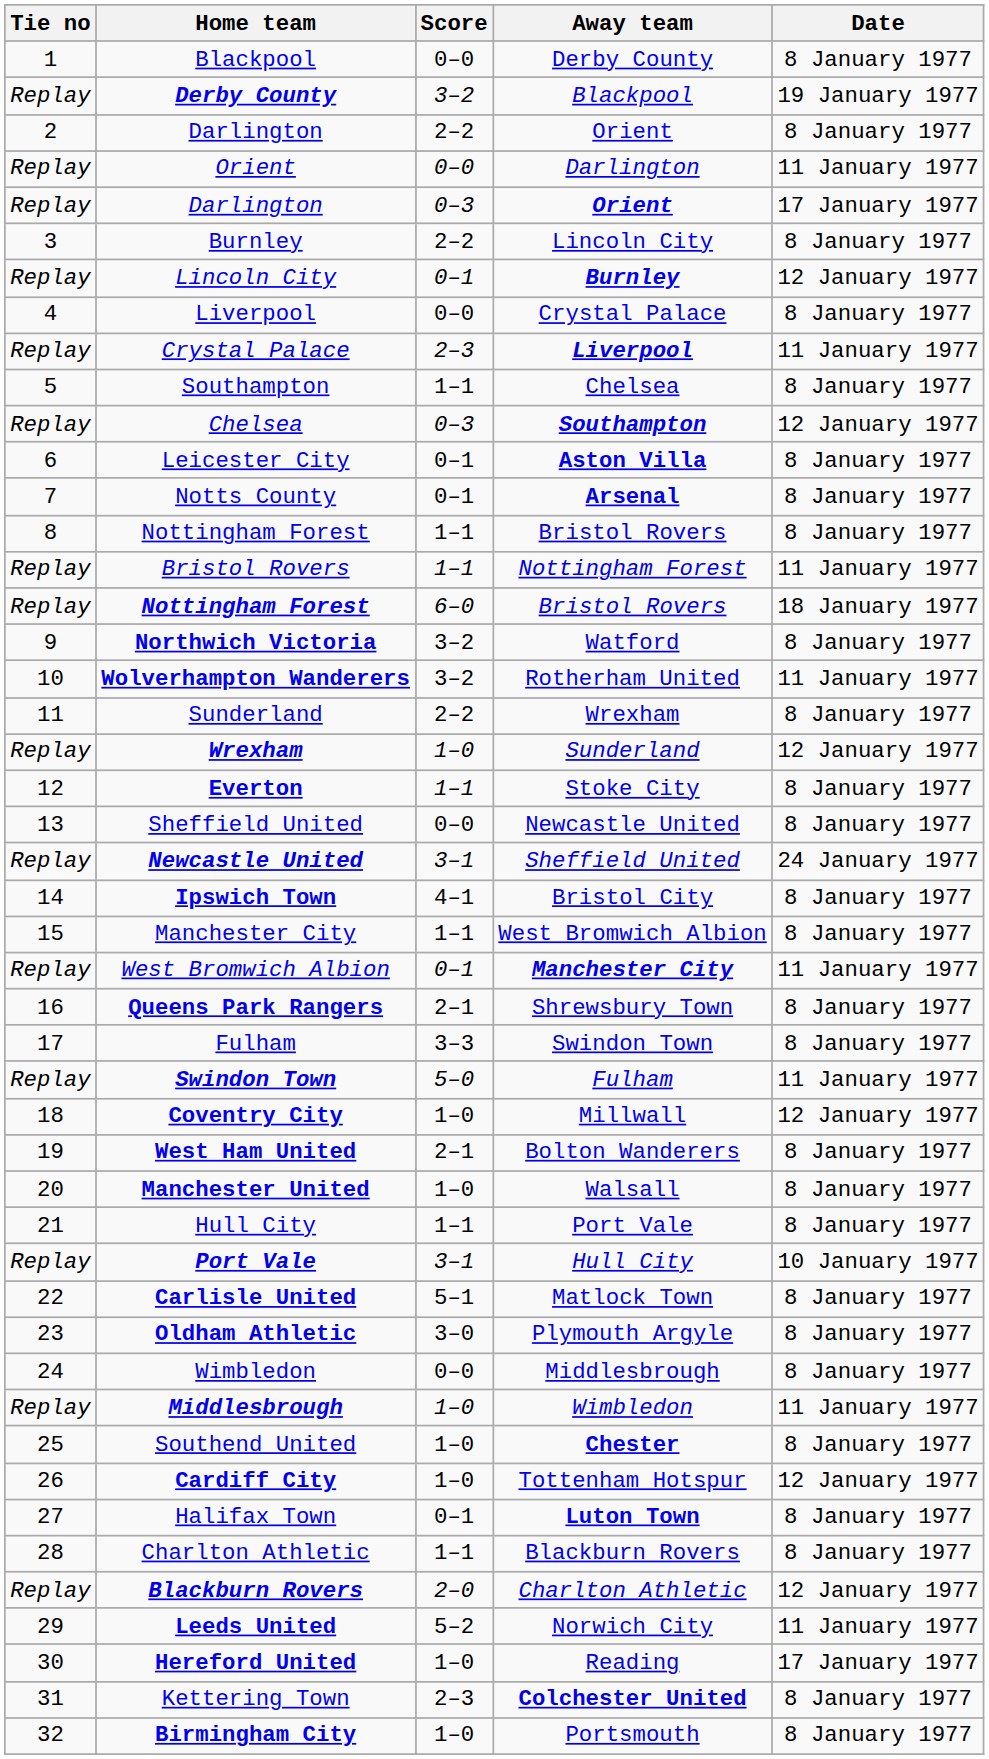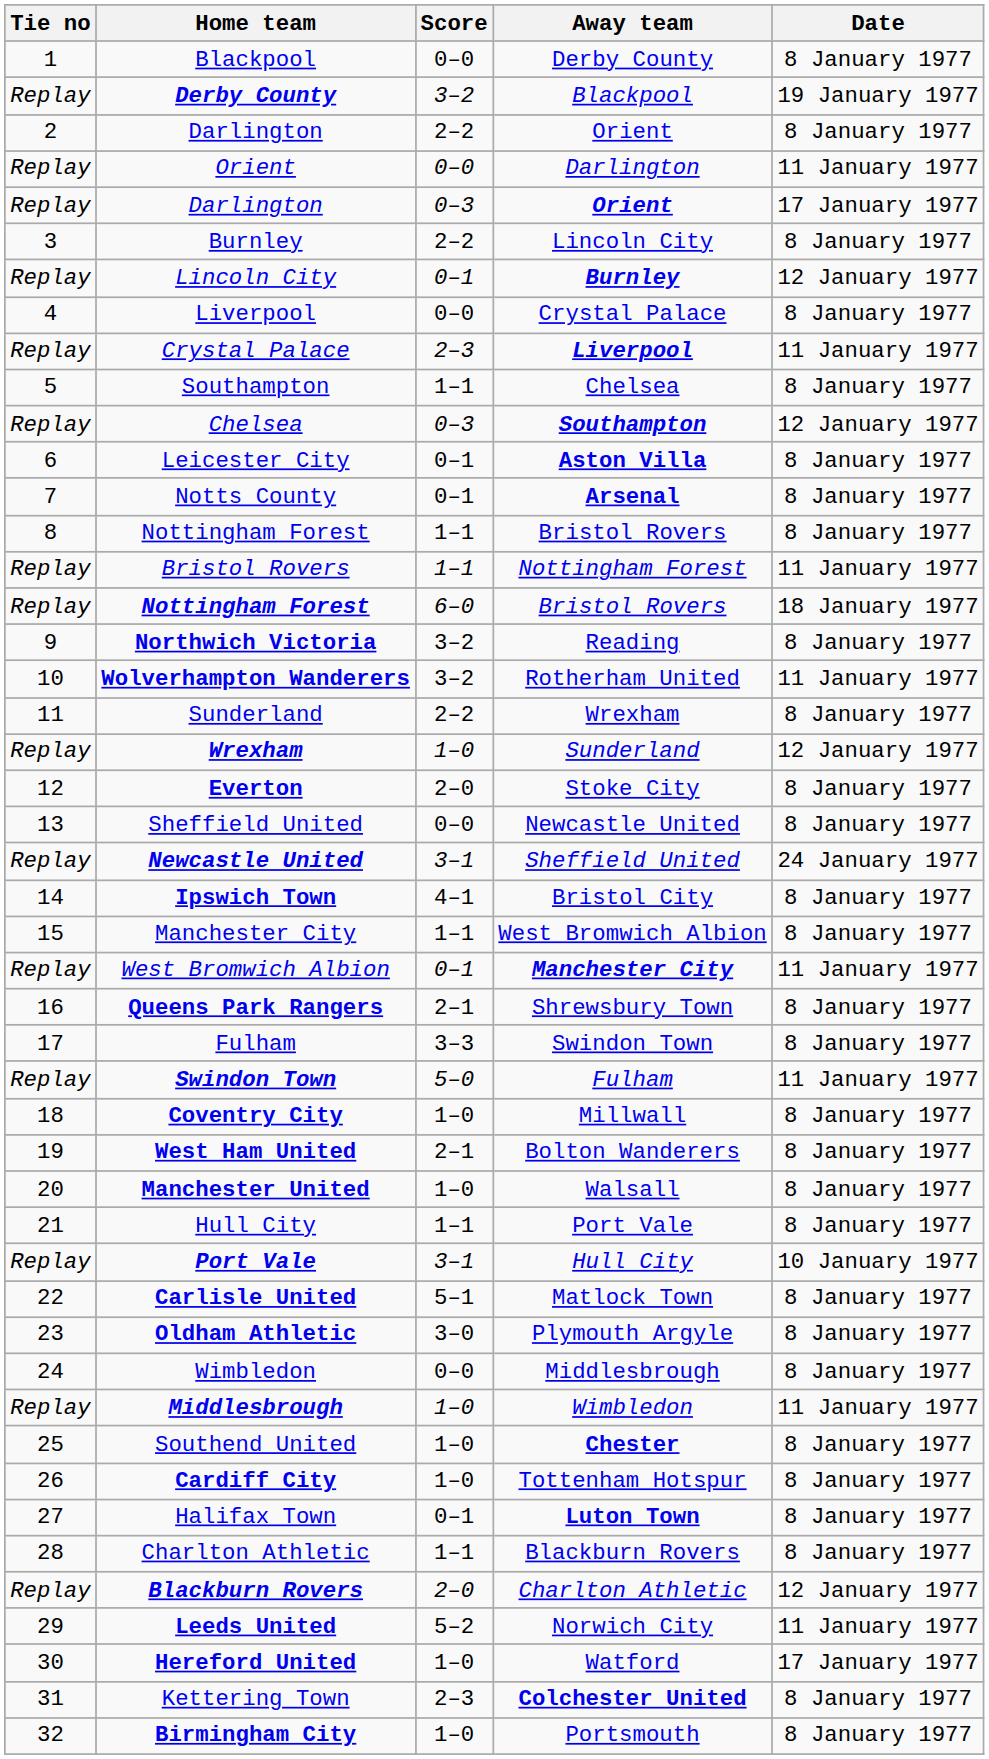(633, 643) Watford -> (633, 643) Reading
(454, 788) 1–1 -> (454, 788) 2–0
(878, 1116) 12 January 1977 -> (878, 1116) 8 January 1977
(878, 1481) 12 January 1977 -> (878, 1481) 8 January 1977
(633, 1663) Reading -> (633, 1663) Watford
